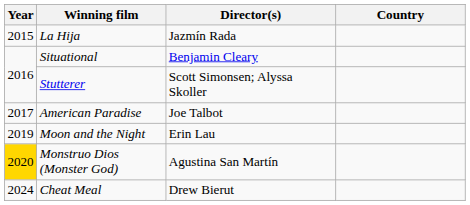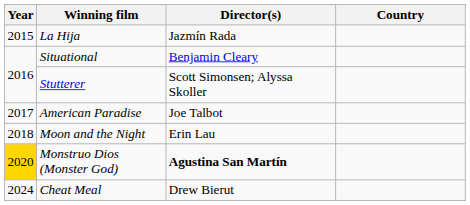(21, 133) 2019 -> (21, 133) 2018
(223, 161) normal -> (228, 161) bold
